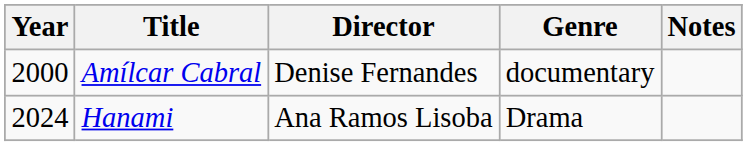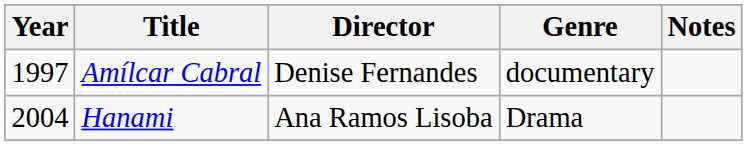(40, 72) 2000 -> (40, 72) 1997
(40, 117) 2024 -> (40, 117) 2004
